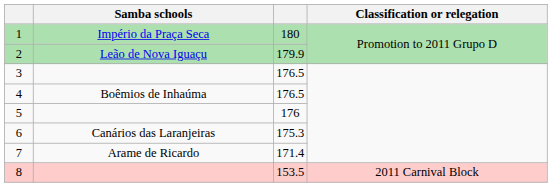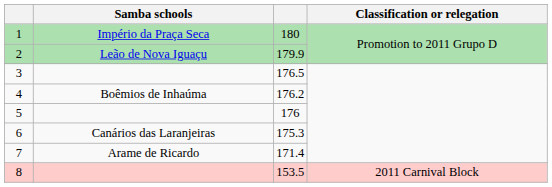(290, 93) 176.5 -> (290, 93) 176.2
